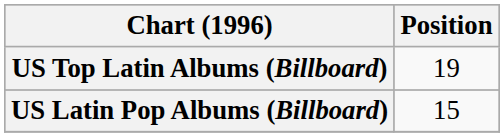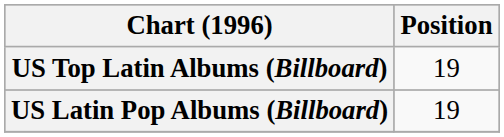(446, 110) 15 -> (446, 110) 19
